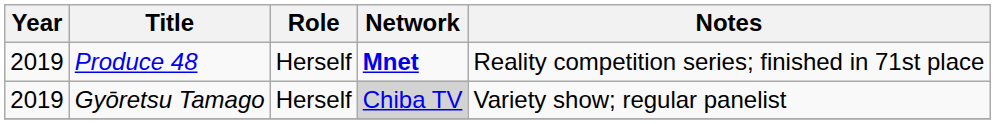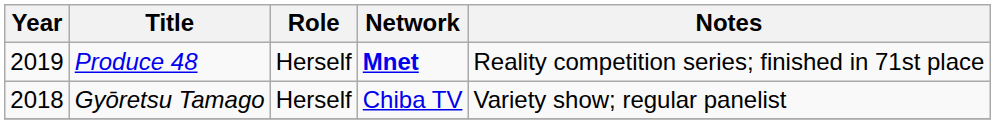(37, 99) 2019 -> (37, 99) 2018
(413, 99) lightgrey background -> (413, 99) no background
